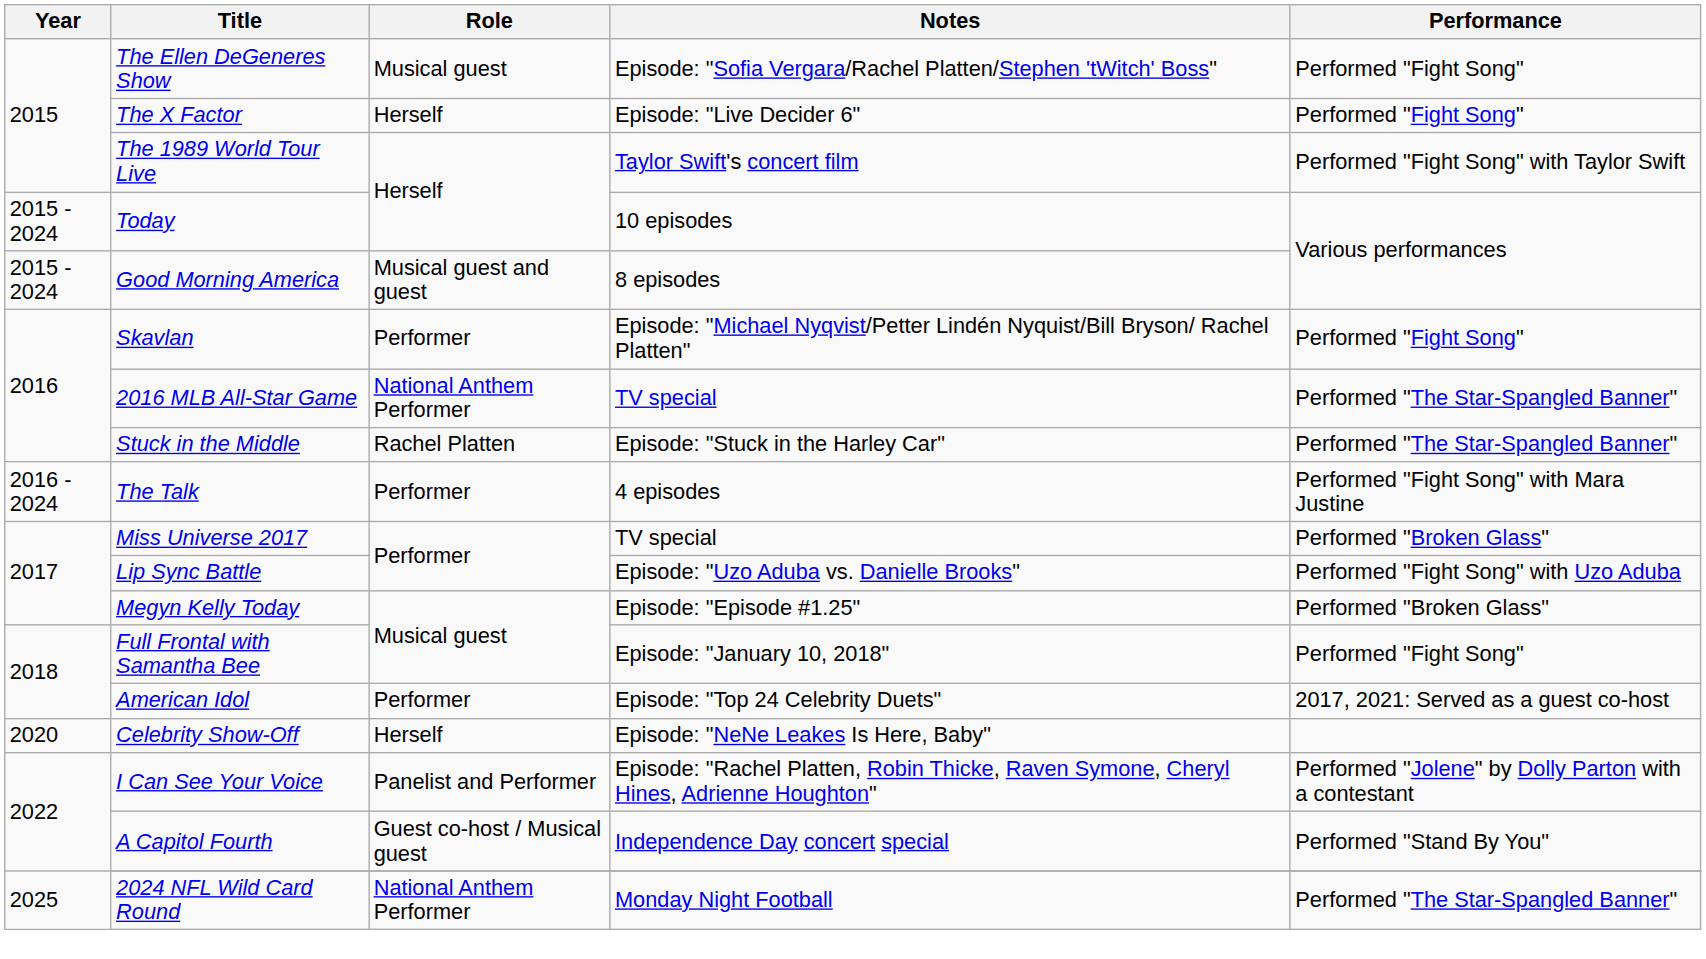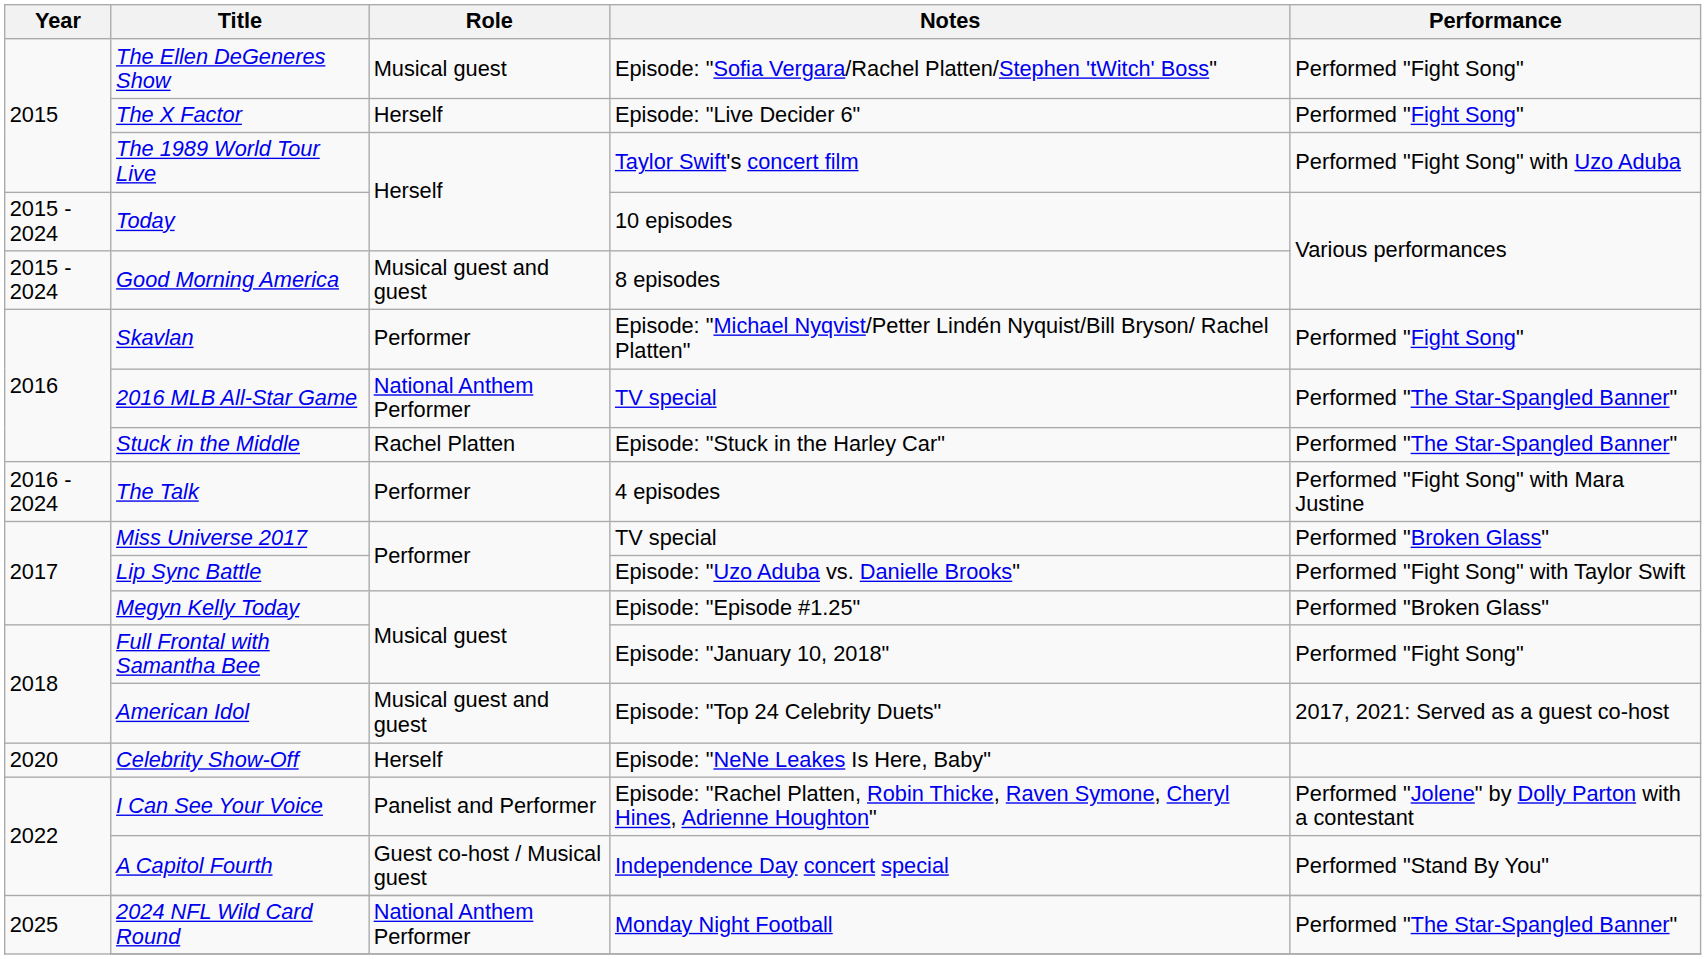(1490, 162) Performed "Fight Song" with Taylor Swift -> (1488, 162) Performed "Fight Song" with Uzo Aduba
(1488, 572) Performed "Fight Song" with Uzo Aduba -> (1490, 572) Performed "Fight Song" with Taylor Swift
(422, 700) Performer -> (461, 712) Musical guest and guest
